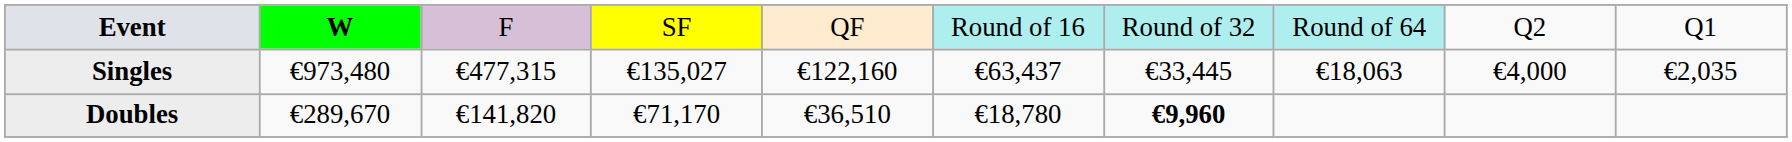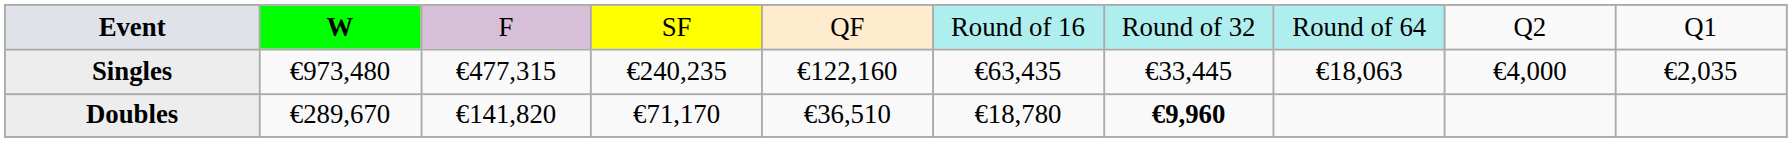(677, 71) €135,027 -> (677, 71) €240,235
(1018, 71) €63,437 -> (1018, 71) €63,435
